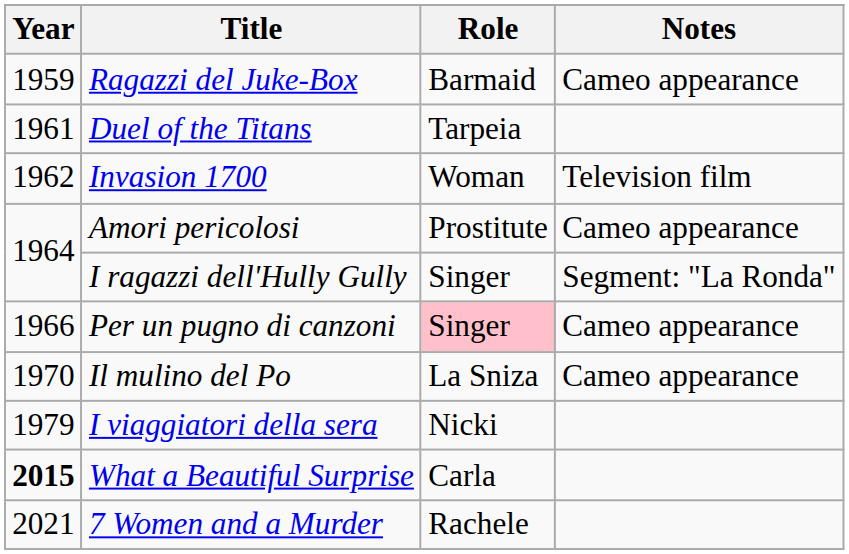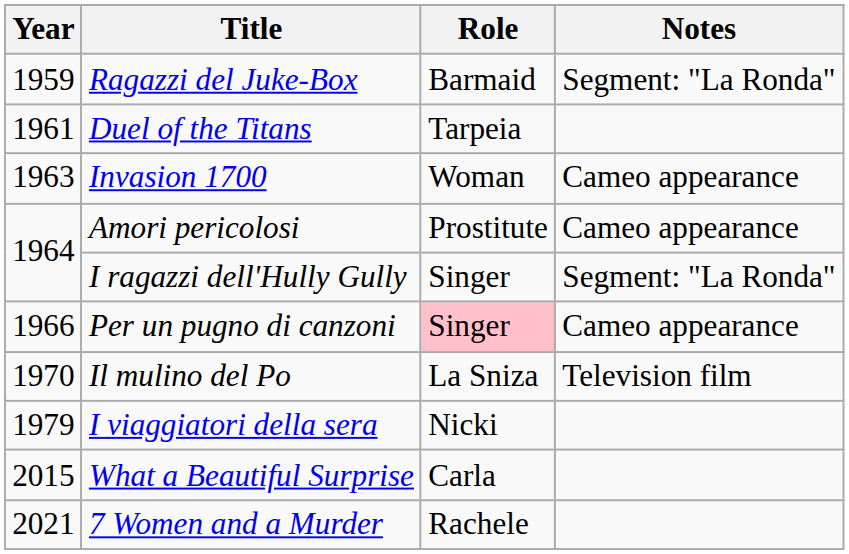(681, 78) Cameo appearance -> (699, 78) Segment: "La Ronda"
(43, 177) 1962 -> (43, 177) 1963
(657, 177) Television film -> (681, 177) Cameo appearance
(681, 375) Cameo appearance -> (657, 375) Television film
(43, 474) bold -> (43, 474) normal
